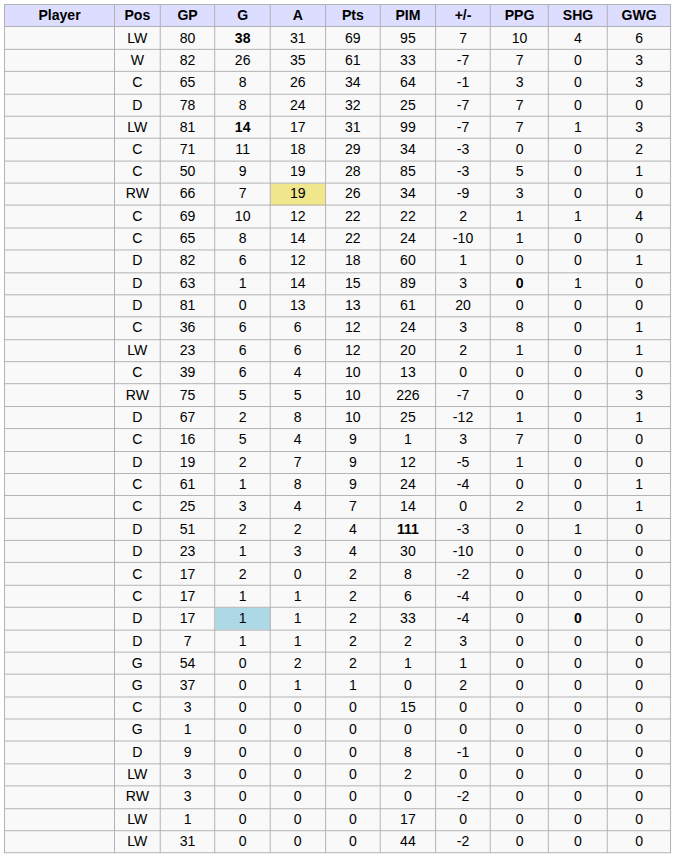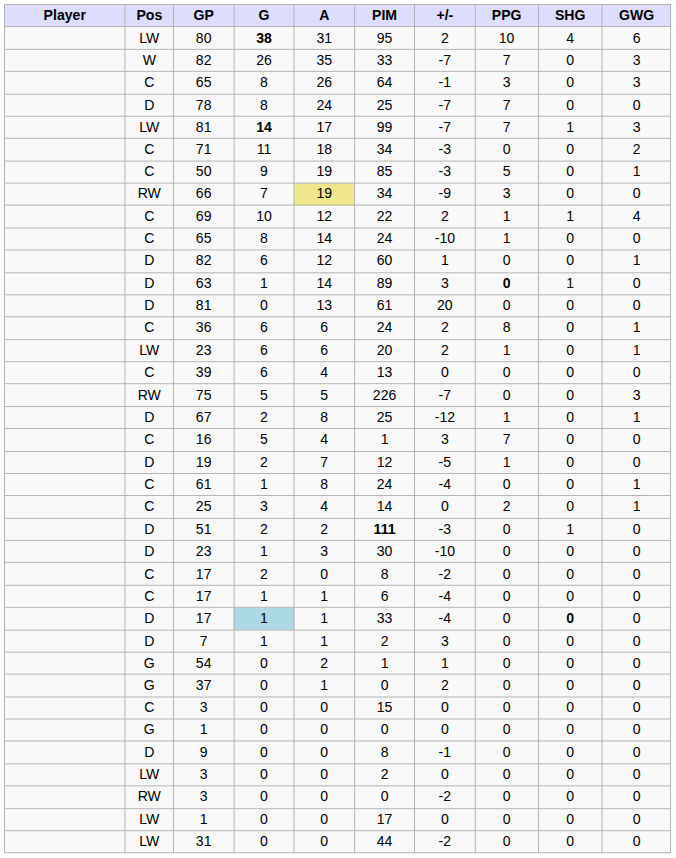- column: (353, 15)
(463, 37) 7 -> (445, 37) 2
(463, 328) 3 -> (445, 328) 2
